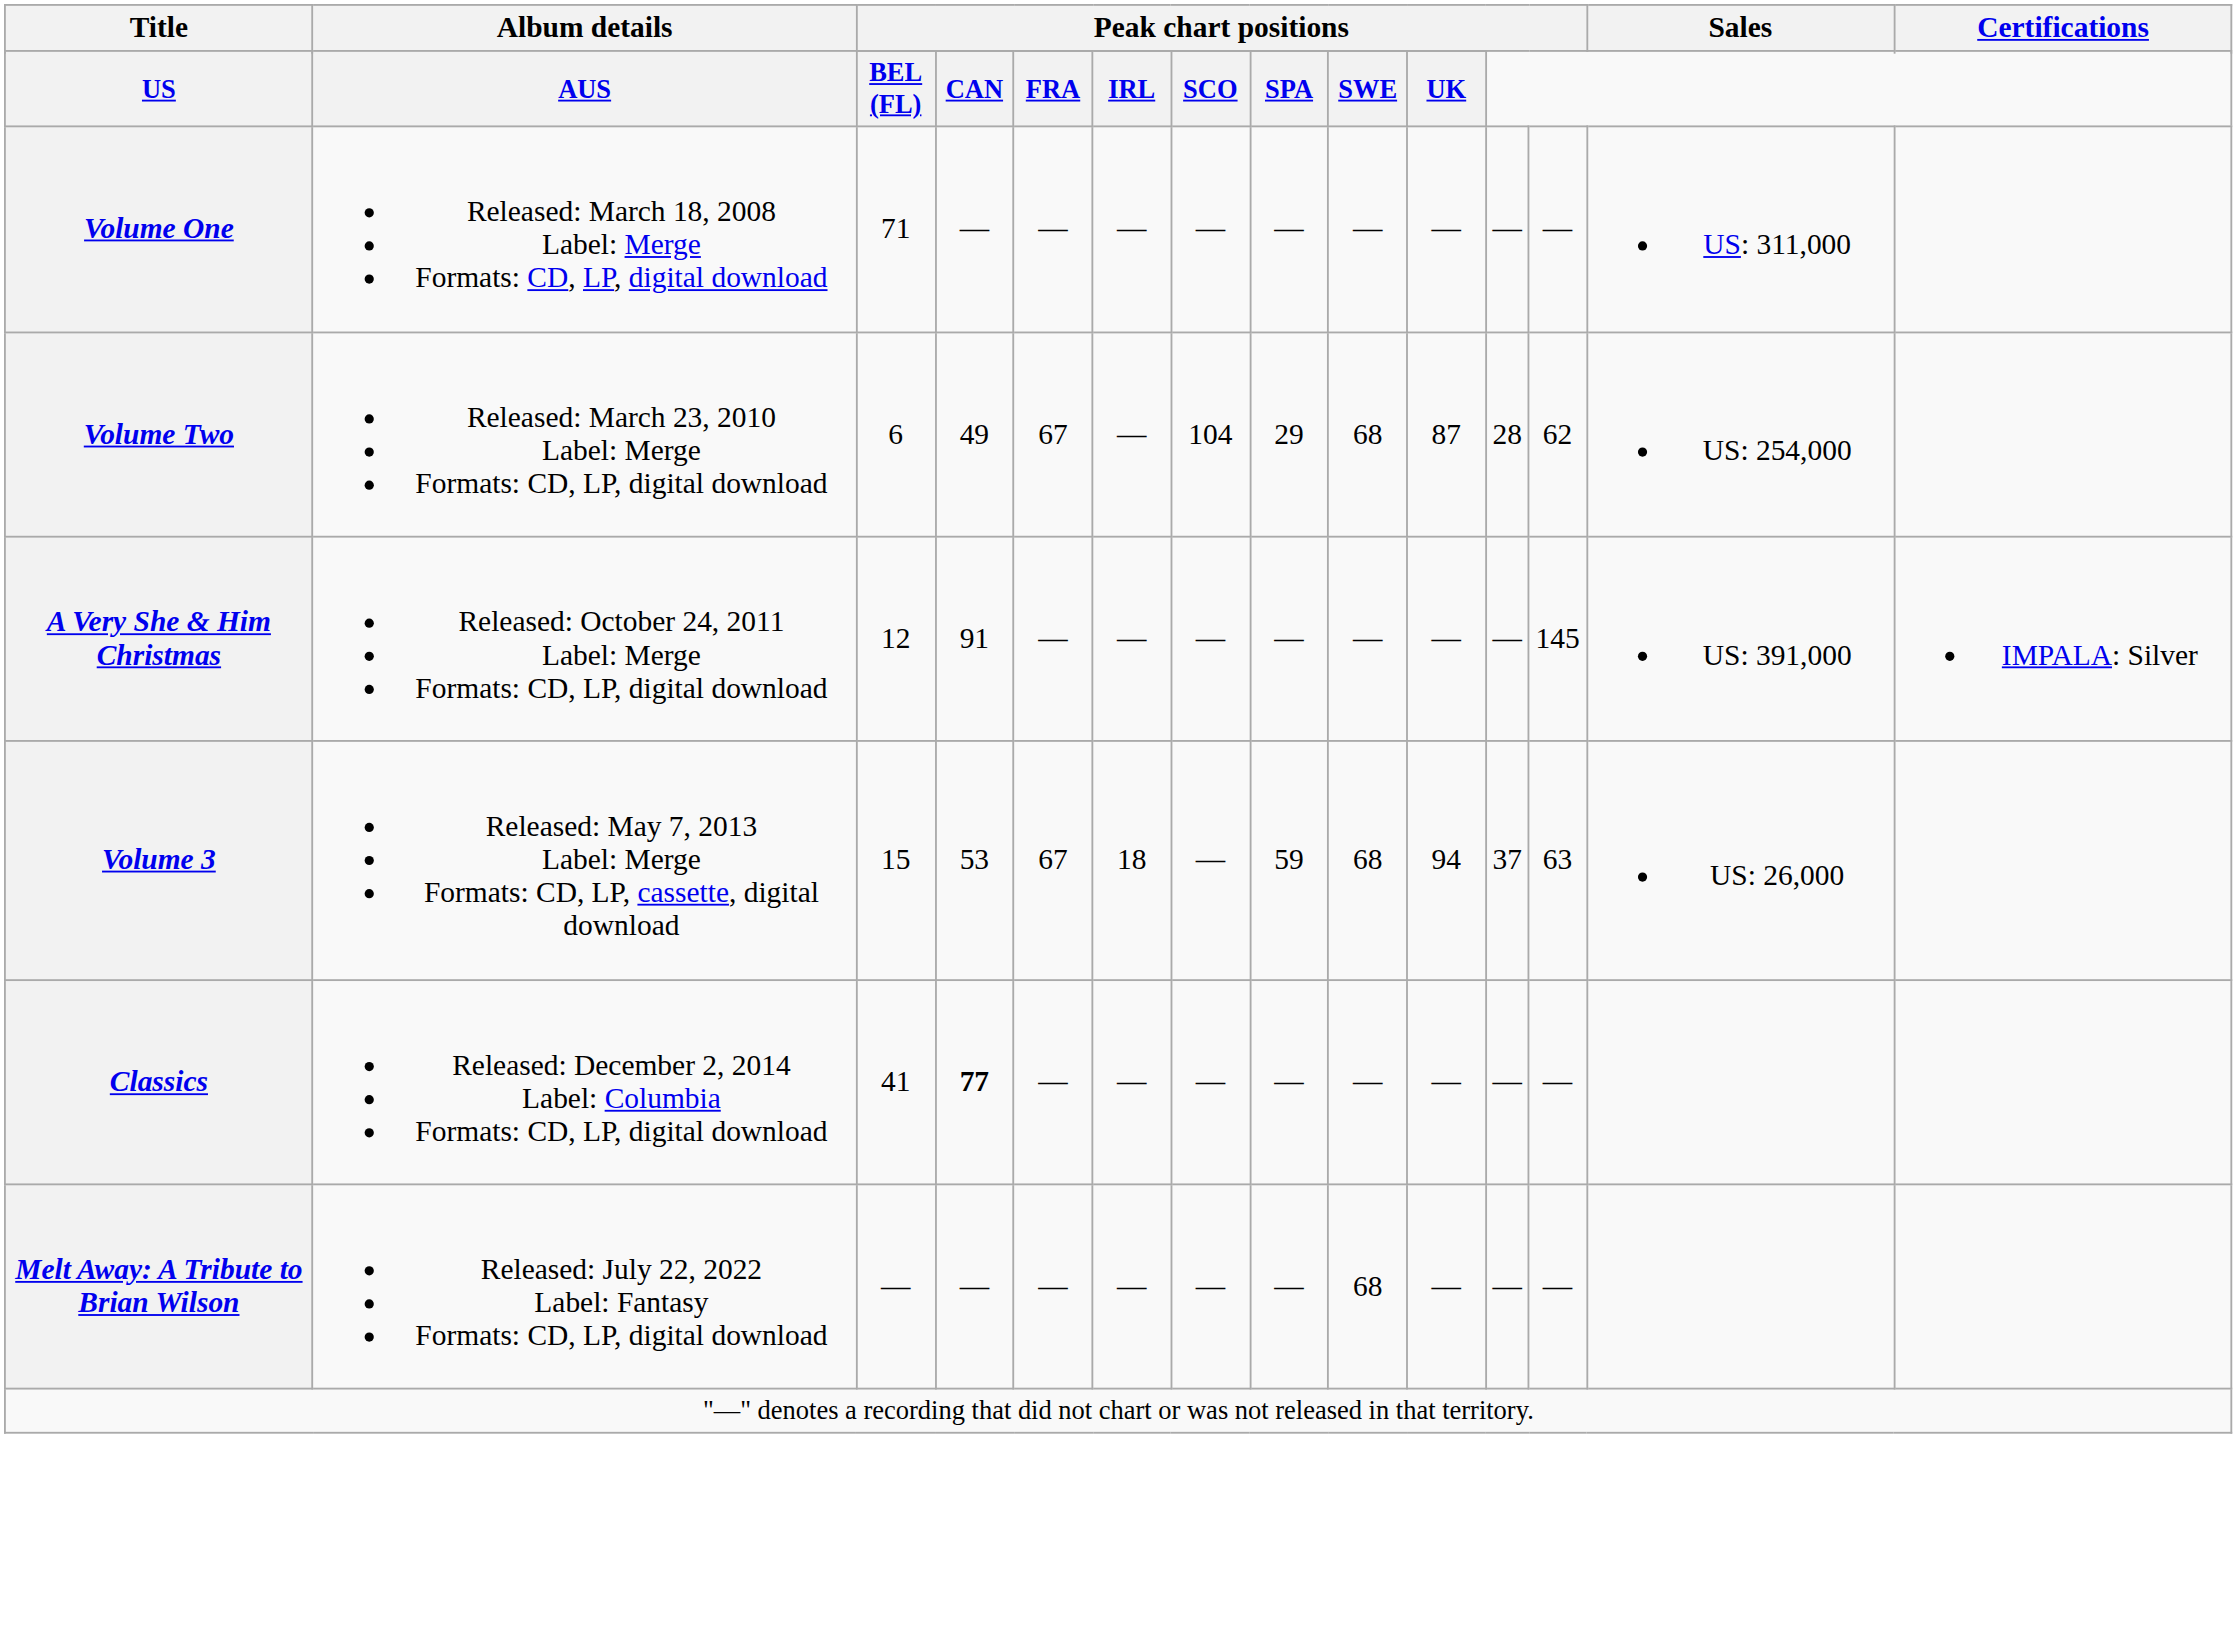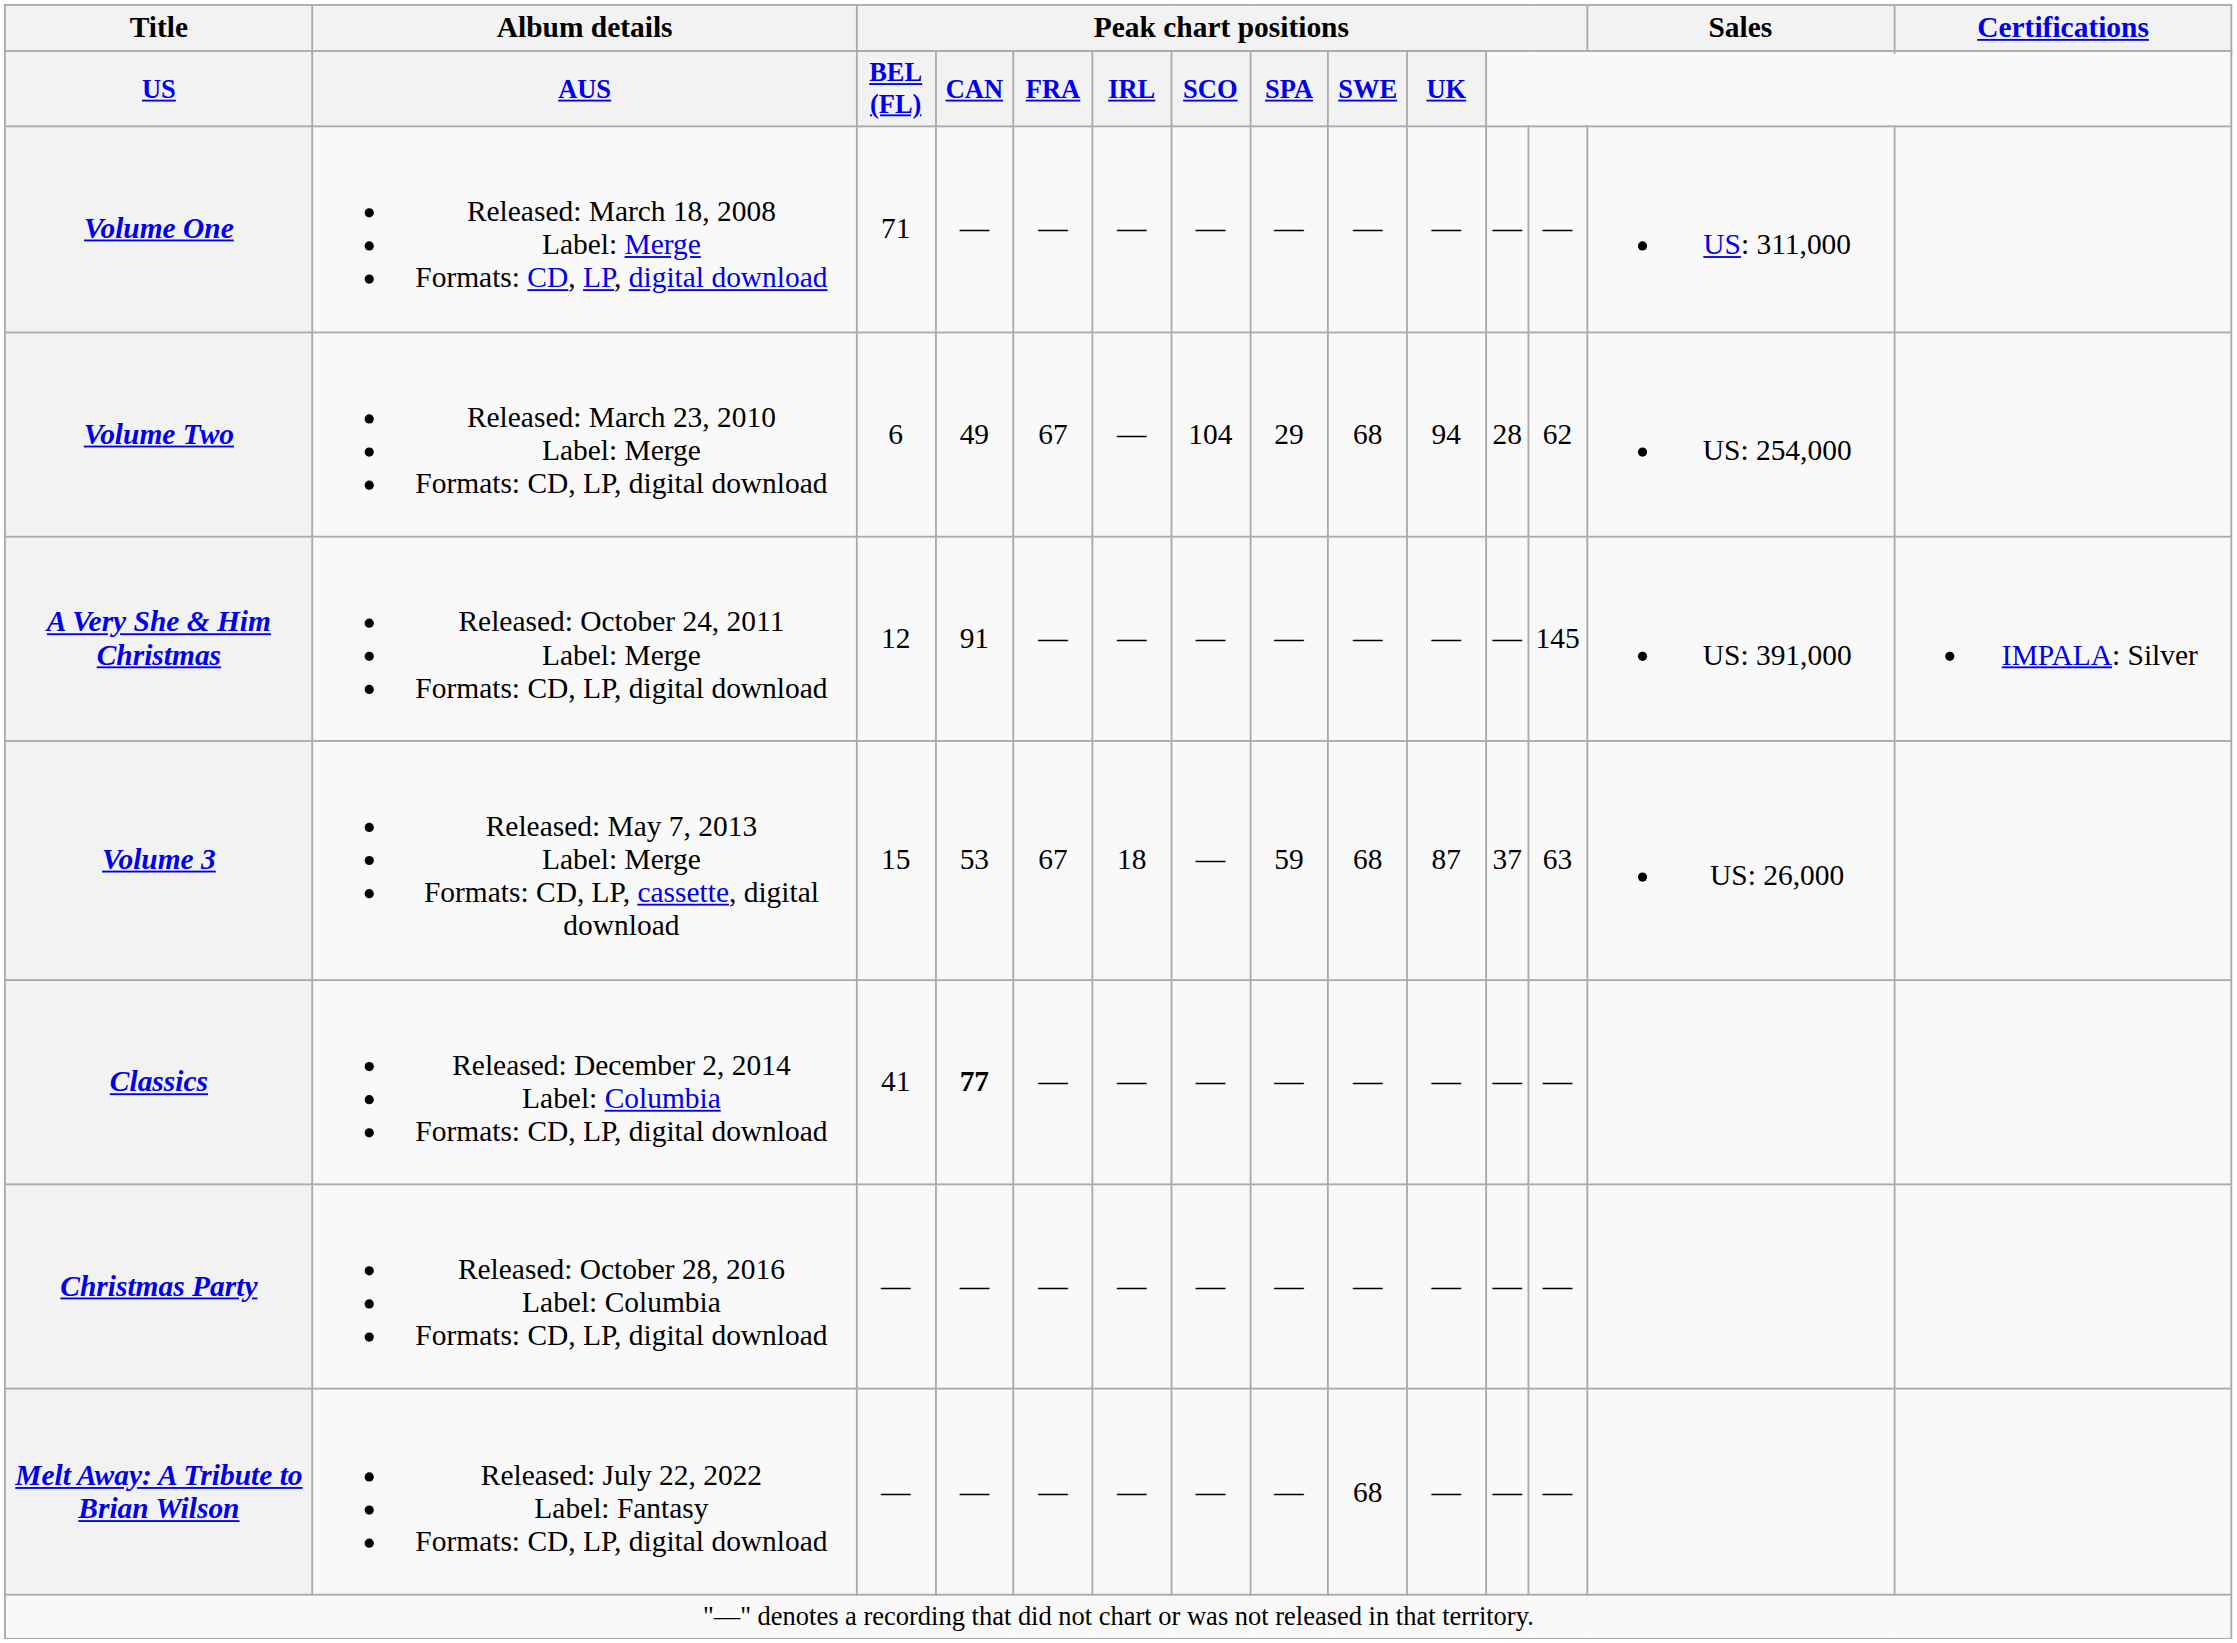(1446, 433) 87 -> (1446, 433) 94
(1446, 859) 94 -> (1446, 859) 87
+ row: (159, 1286)
